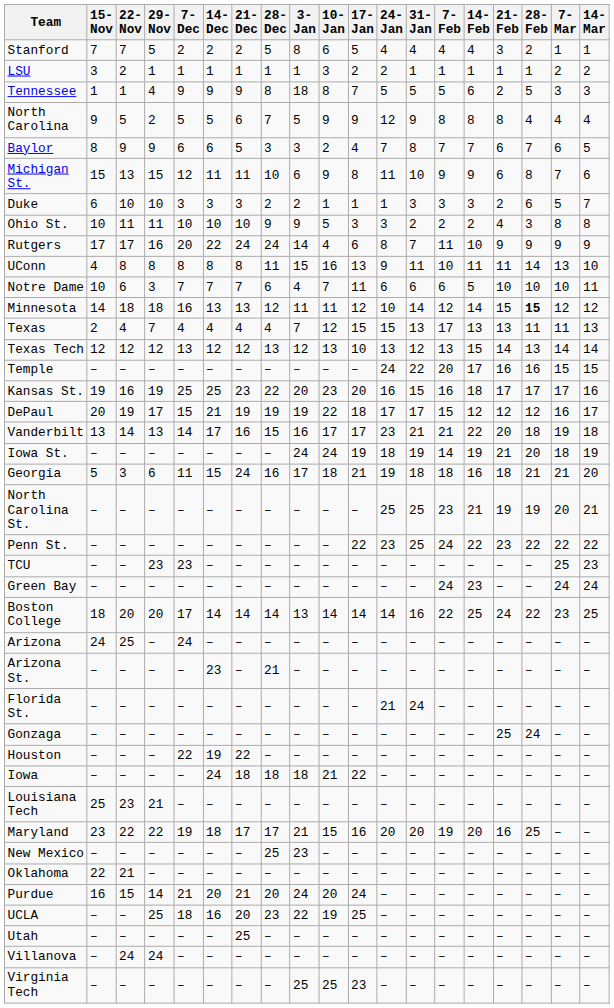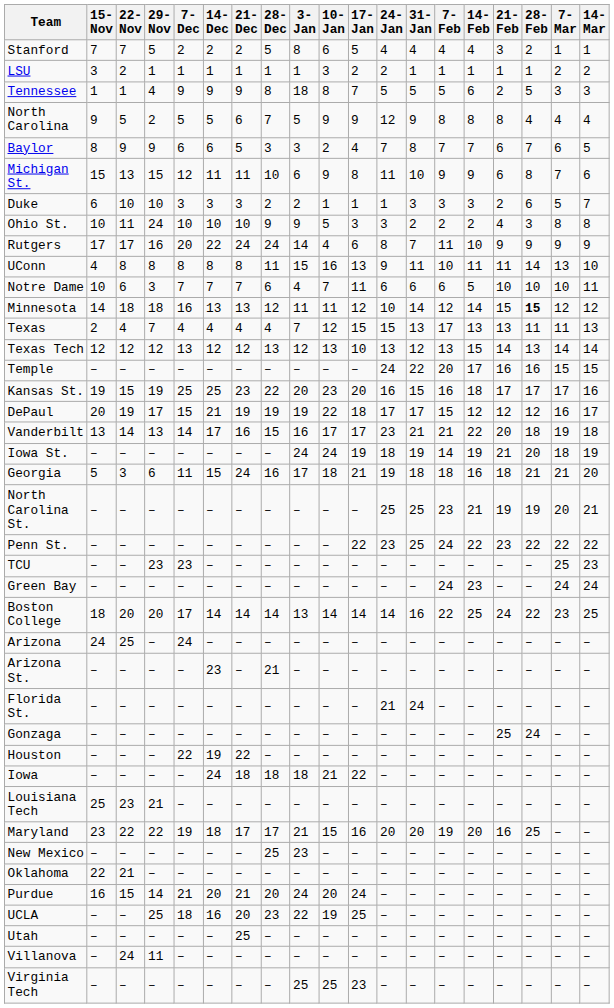(156, 225) 11 -> (156, 225) 24
(127, 391) 16 -> (127, 391) 15
(156, 957) 24 -> (156, 957) 11
